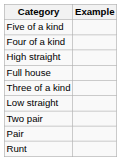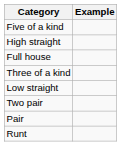- row: (36, 42)
